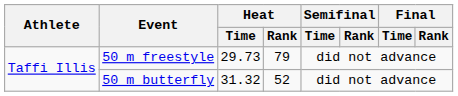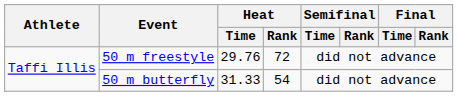(241, 58) 29.73 -> (241, 58) 29.76
(282, 58) 79 -> (282, 58) 72
(241, 80) 31.32 -> (241, 80) 31.33
(282, 80) 52 -> (282, 80) 54
